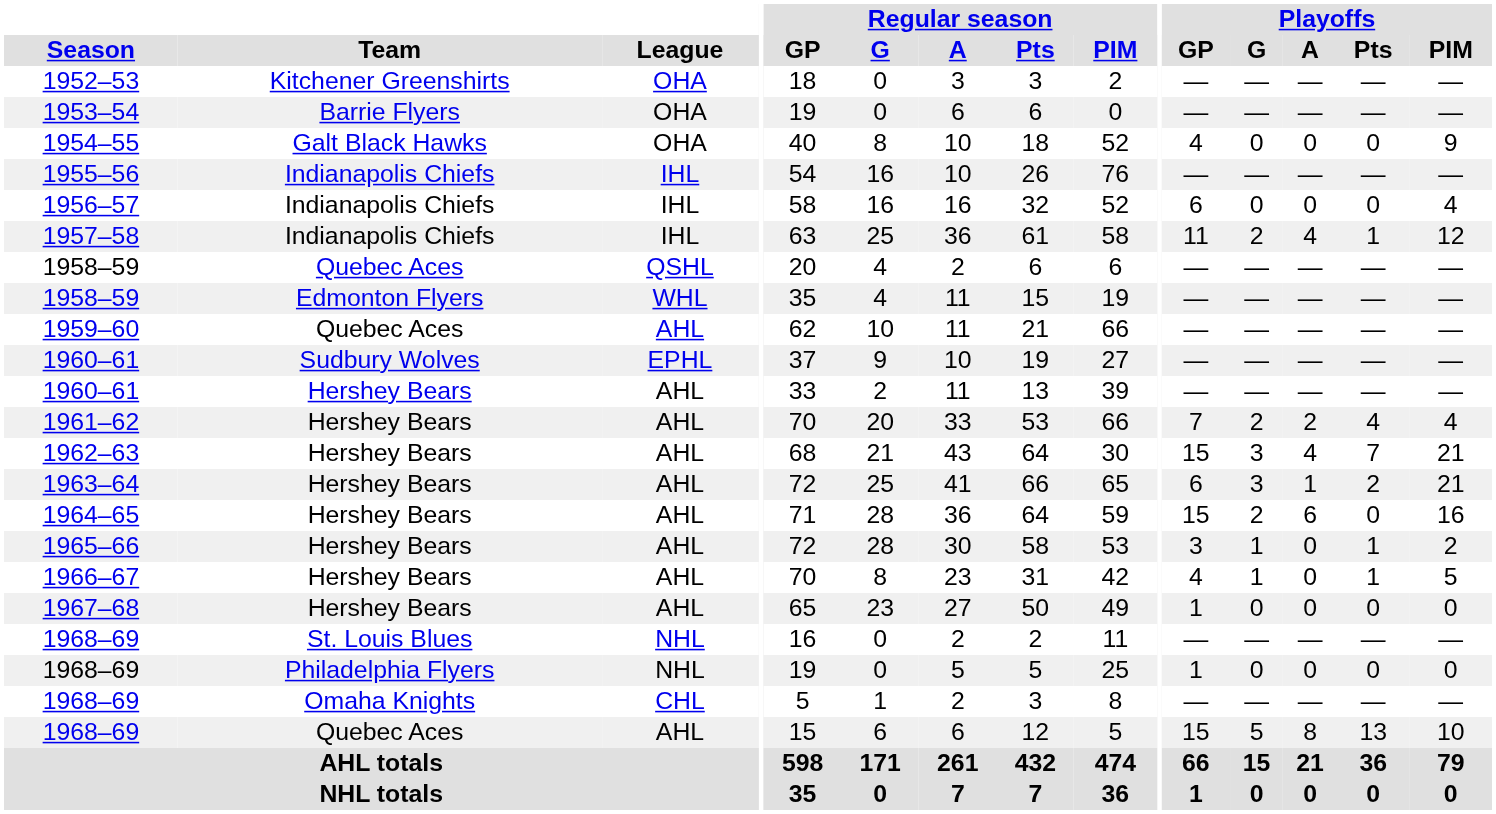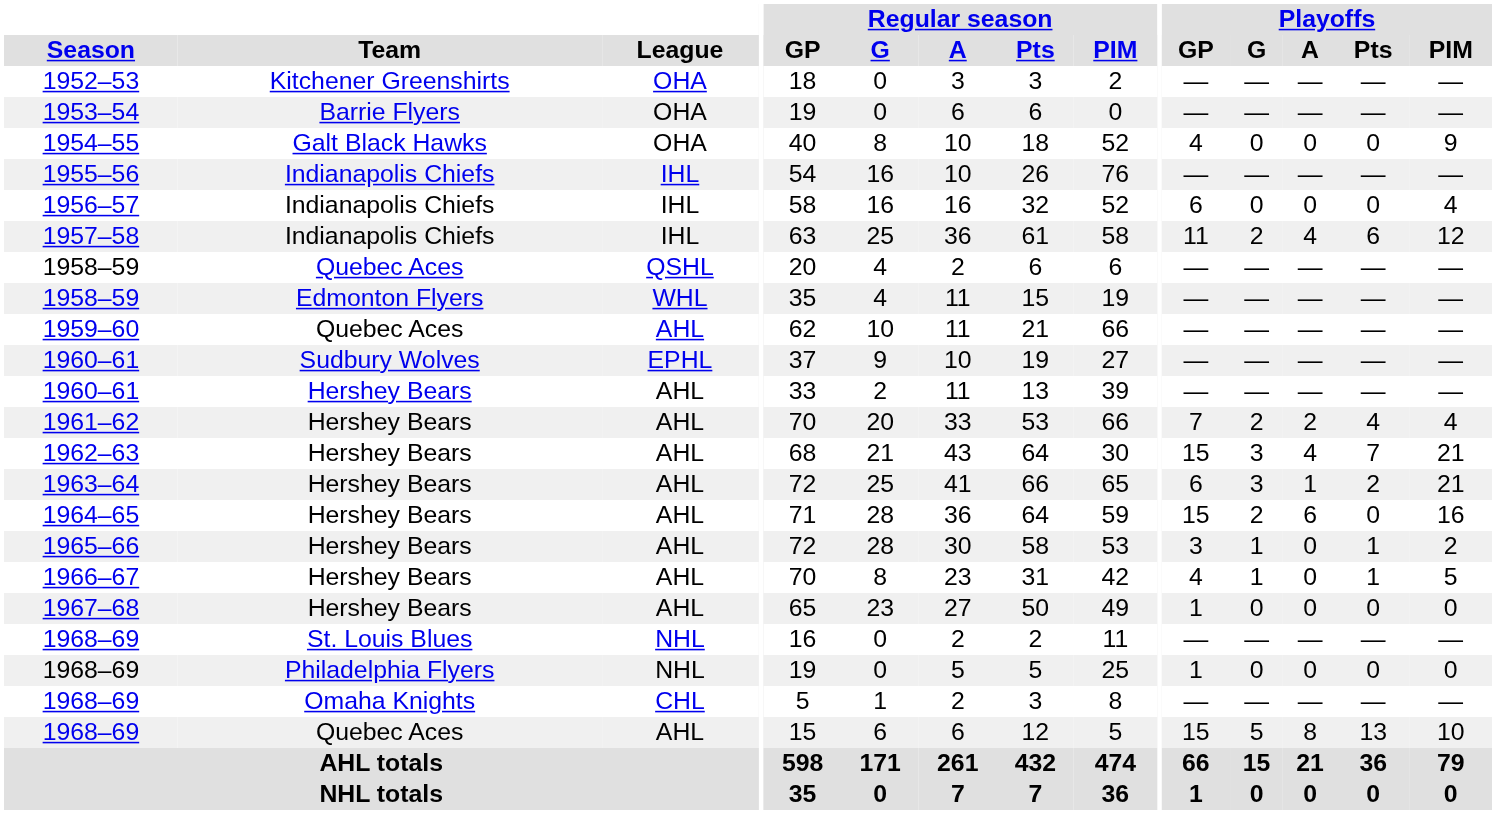(1373, 236) 1 -> (1373, 236) 6
